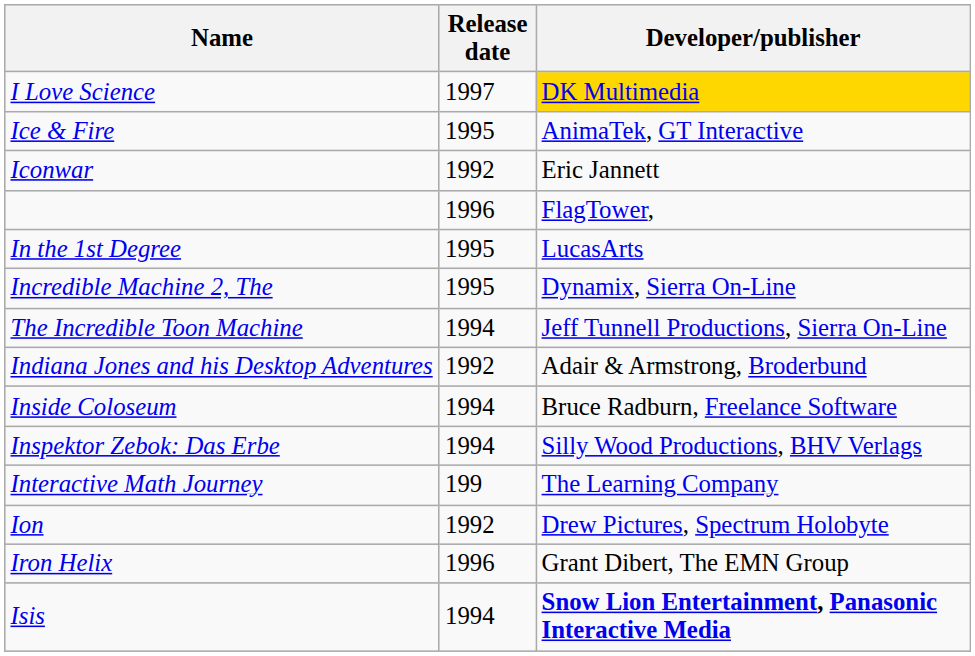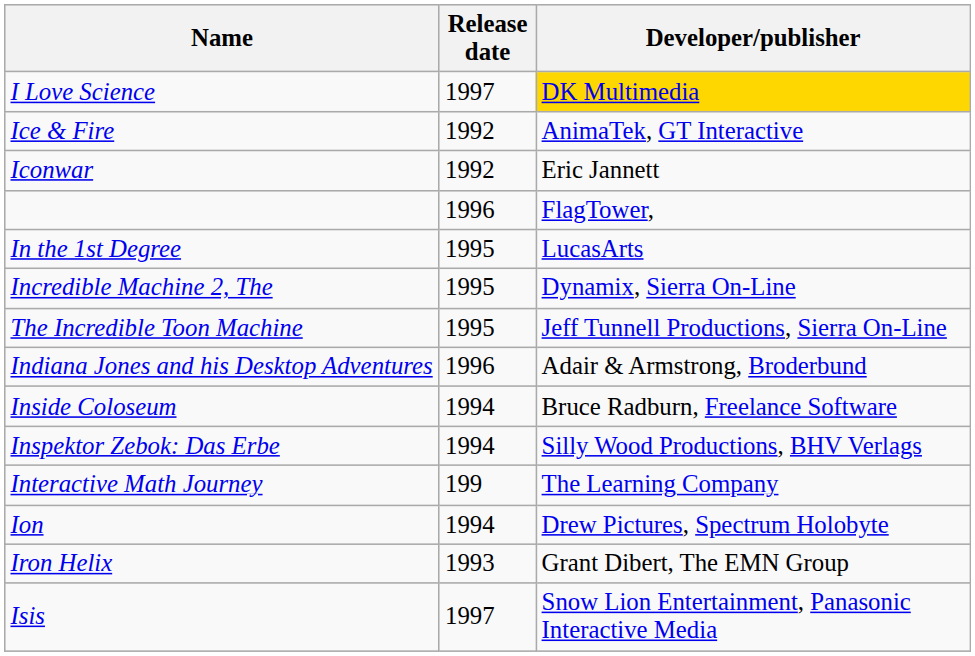(470, 130) 1995 -> (470, 130) 1992
(470, 327) 1994 -> (470, 327) 1995
(470, 366) 1992 -> (470, 366) 1996
(470, 524) 1992 -> (470, 524) 1994
(470, 563) 1996 -> (470, 563) 1993
(470, 616) 1994 -> (470, 616) 1997
(739, 616) bold -> (726, 616) normal
